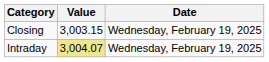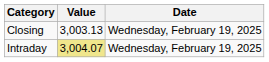(81, 30) 3,003.15 -> (81, 30) 3,003.13
